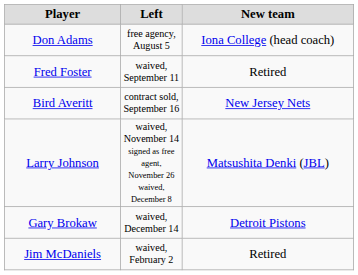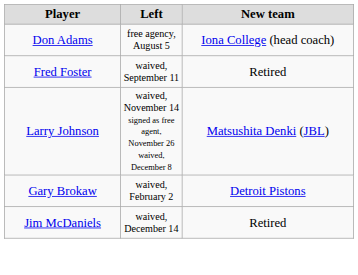- row: (63, 103)
(151, 222) waived, December 14 -> (151, 191) waived, February 2
(151, 254) waived, February 2 -> (151, 222) waived, December 14
